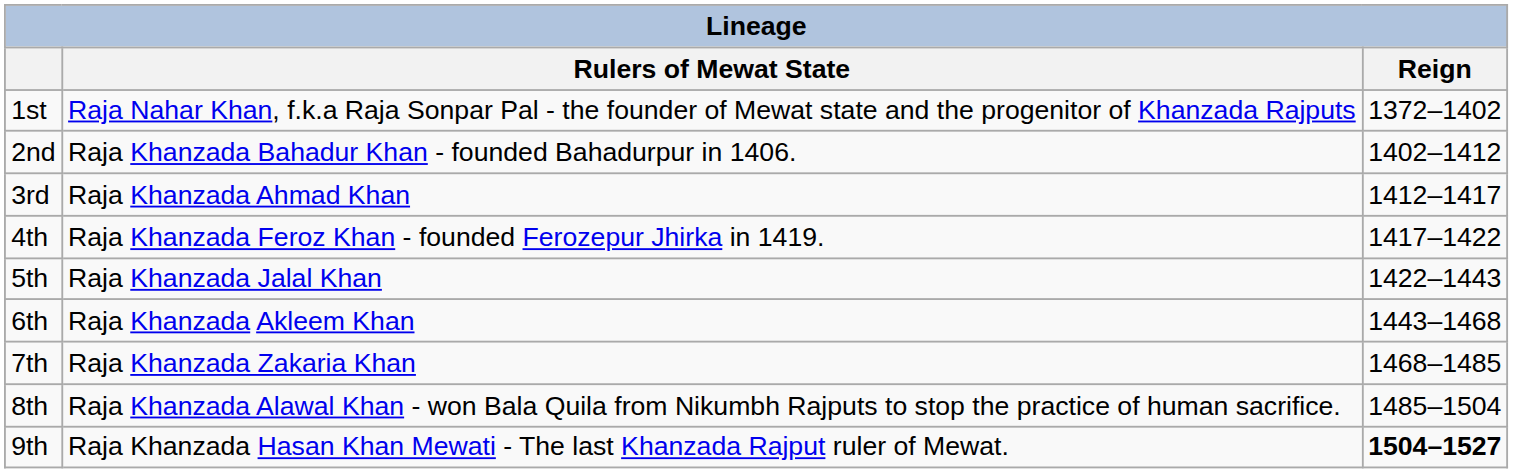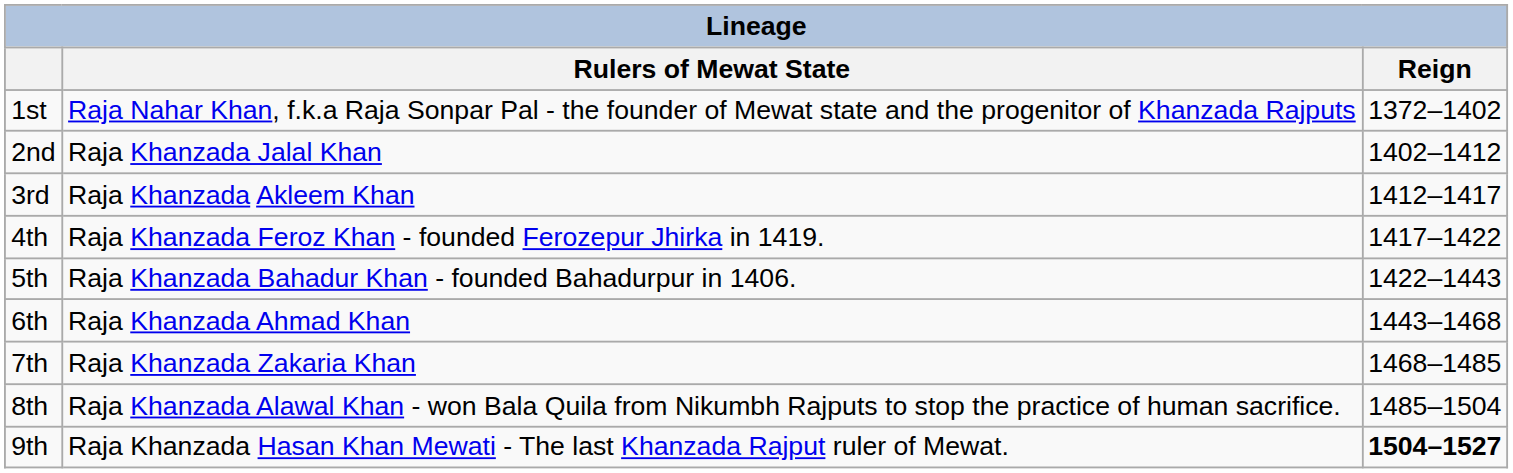(432, 153) Raja Khanzada Bahadur Khan - founded Bahadurpur in 1406. -> (225, 153) Raja Khanzada Jalal Khan
(239, 195) Raja Khanzada Ahmad Khan -> (241, 195) Raja Khanzada Akleem Khan
(225, 279) Raja Khanzada Jalal Khan -> (432, 279) Raja Khanzada Bahadur Khan - founded Bahadurpur in 1406.
(241, 321) Raja Khanzada Akleem Khan -> (239, 321) Raja Khanzada Ahmad Khan
